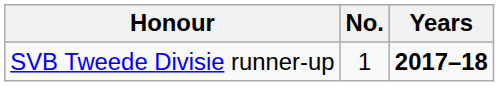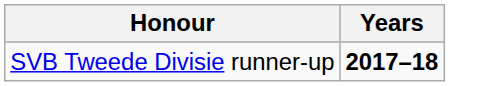- column: (365, 23)
